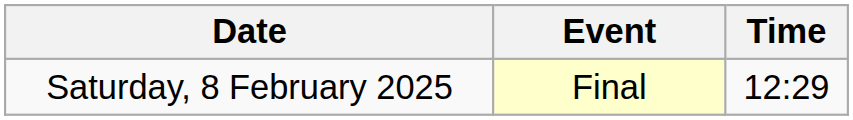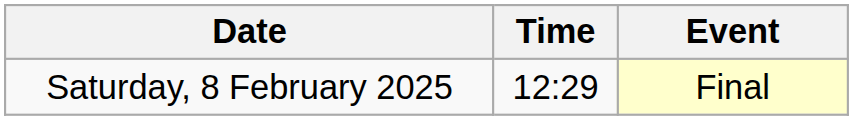columns swapped: (786, 31) <-> (609, 31)
